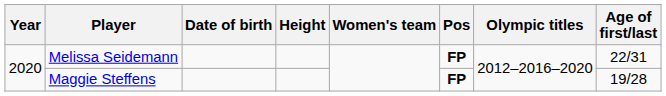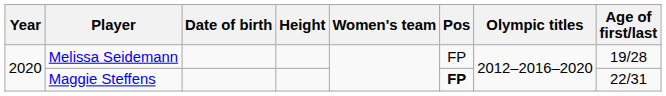(457, 57) bold -> (457, 57) normal
(628, 57) 22/31 -> (628, 57) 19/28
(628, 80) 19/28 -> (628, 80) 22/31
